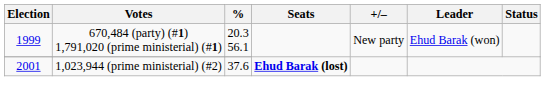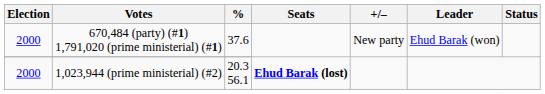(28, 40) 1999 -> (28, 40) 2000
(238, 40) 20.3 56.1 -> (238, 40) 37.6
(28, 66) 2001 -> (28, 73) 2000
(238, 66) 37.6 -> (238, 73) 20.3 56.1
